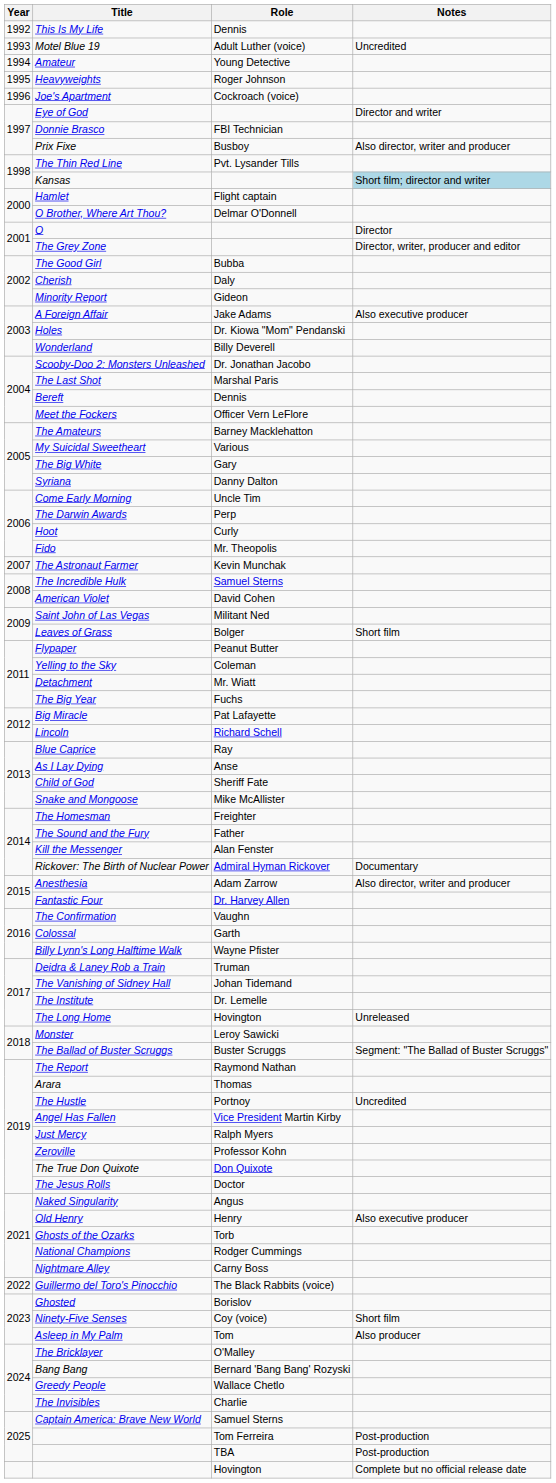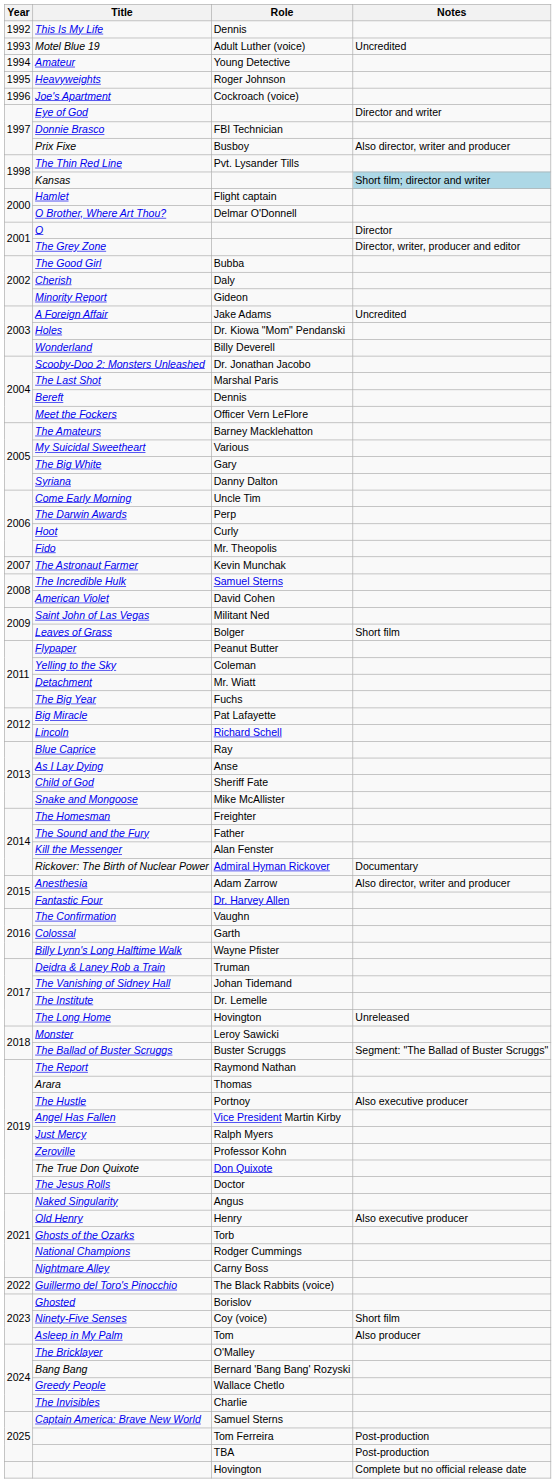(412, 314) Also executive producer -> (381, 314) Uncredited
(381, 1101) Uncredited -> (412, 1101) Also executive producer
